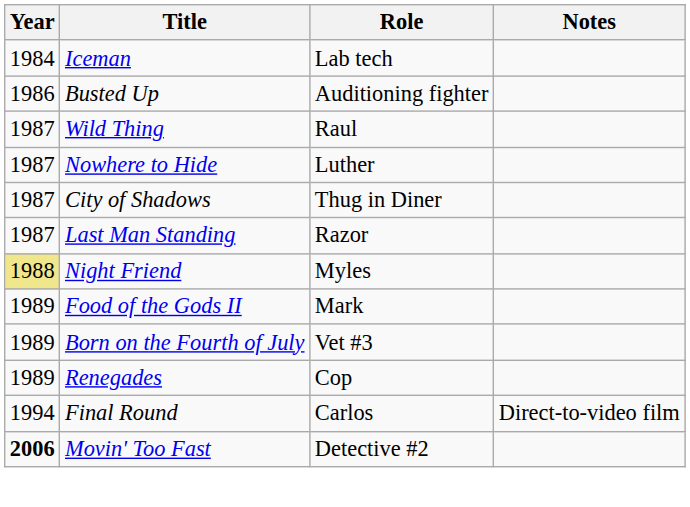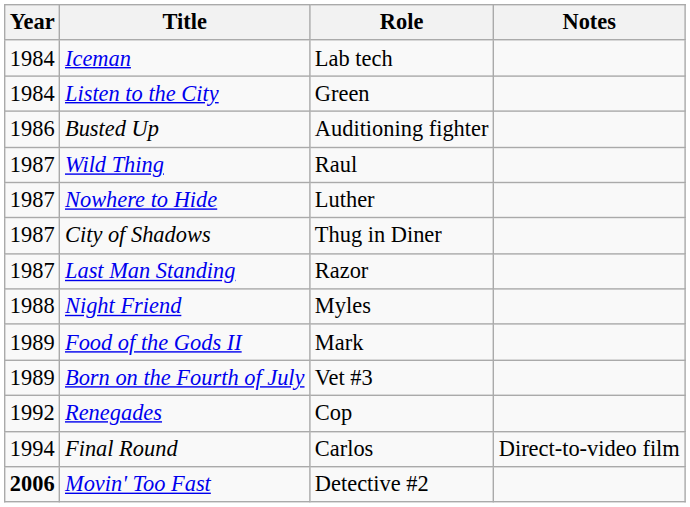+ row: (142, 93)
(32, 270) khaki background -> (32, 306) no background
(32, 377) 1989 -> (32, 413) 1992
